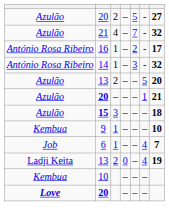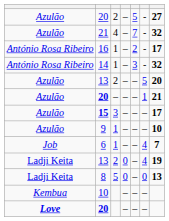(157, 113) 18 -> (157, 113) 17
(50, 129) Kembua -> (50, 129) Azulão
+ row: (103, 177)
